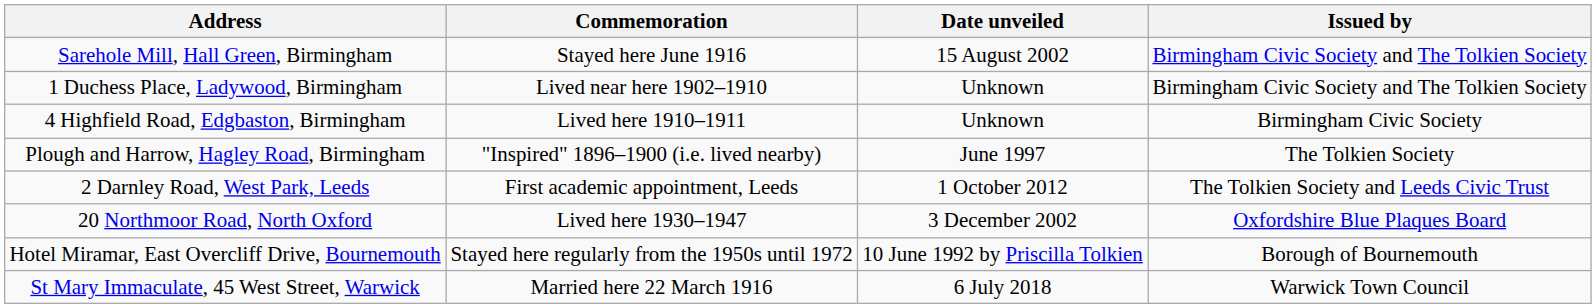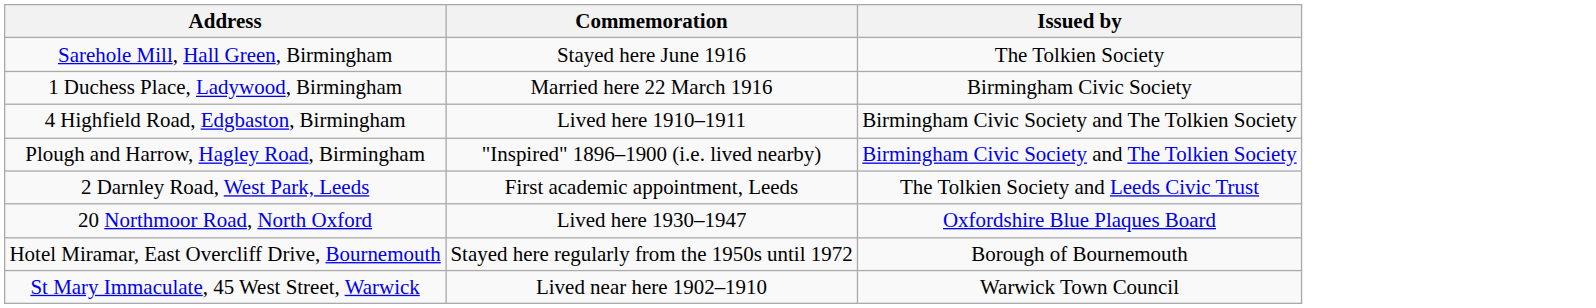- column: (1003, 21)
(1370, 54) Birmingham Civic Society and The Tolkien Society -> (1079, 54) The Tolkien Society
(652, 87) Lived near here 1902–1910 -> (652, 87) Married here 22 March 1916
(1370, 87) Birmingham Civic Society and The Tolkien Society -> (1079, 87) Birmingham Civic Society
(1370, 120) Birmingham Civic Society -> (1079, 120) Birmingham Civic Society and The Tolkien Society
(1370, 154) The Tolkien Society -> (1079, 154) Birmingham Civic Society and The Tolkien Society
(652, 287) Married here 22 March 1916 -> (652, 287) Lived near here 1902–1910
